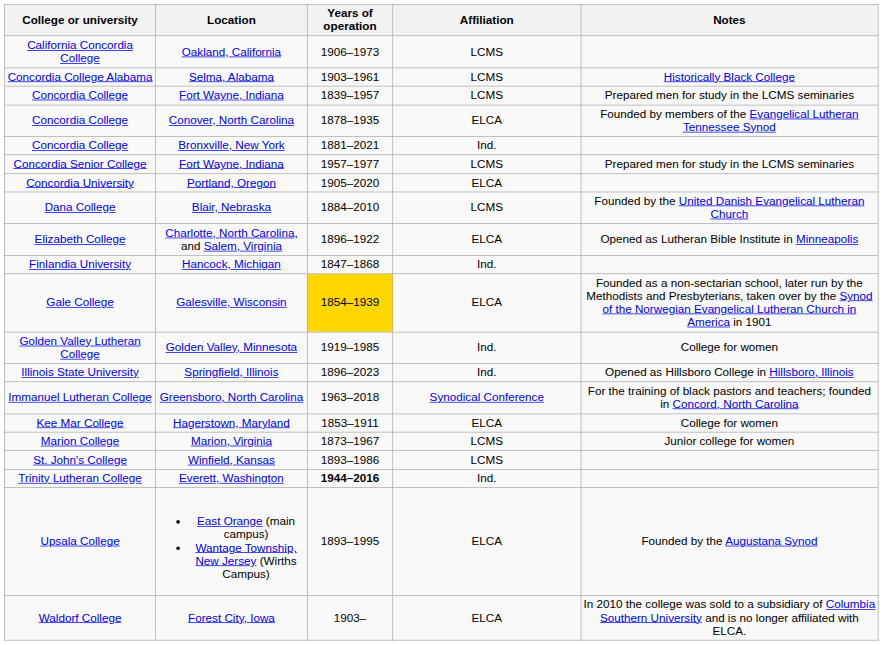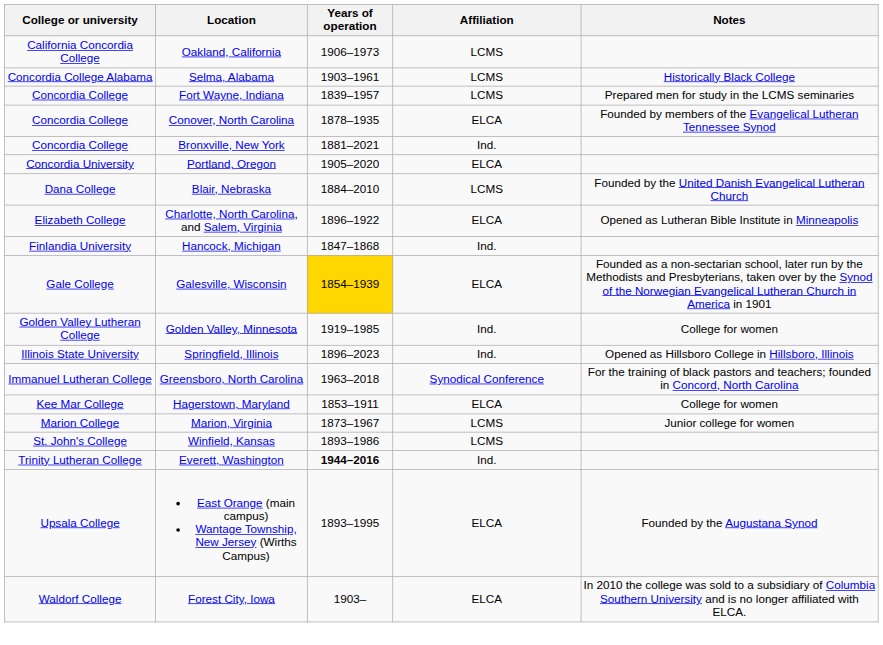- row: (80, 164)
